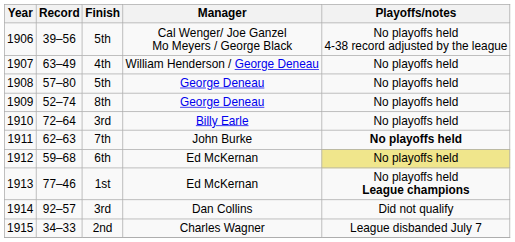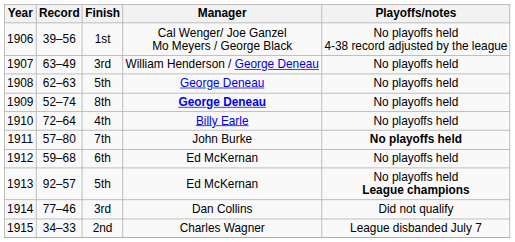(103, 39) 5th -> (103, 39) 1st
(103, 64) 4th -> (103, 64) 3rd
(59, 83) 57–80 -> (59, 83) 62–63
(222, 102) normal -> (222, 102) bold
(103, 121) 3rd -> (103, 121) 4th
(59, 139) 62–63 -> (59, 139) 57–80
(416, 158) khaki background -> (416, 158) no background
(59, 184) 77–46 -> (59, 184) 92–57
(103, 184) 1st -> (103, 184) 5th
(59, 209) 92–57 -> (59, 209) 77–46
